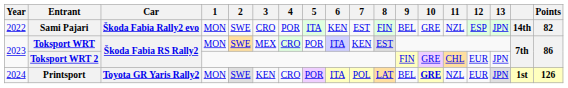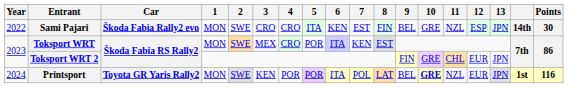(290, 27) POR -> (290, 27) CRO
(548, 27) 82 -> (548, 27) 30
(290, 74) CRO -> (290, 74) POR
(548, 74) 126 -> (548, 74) 116
